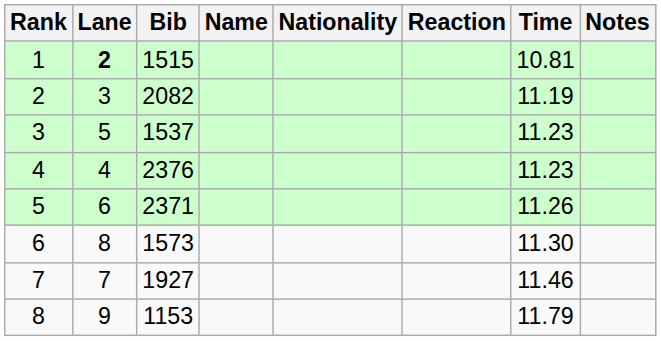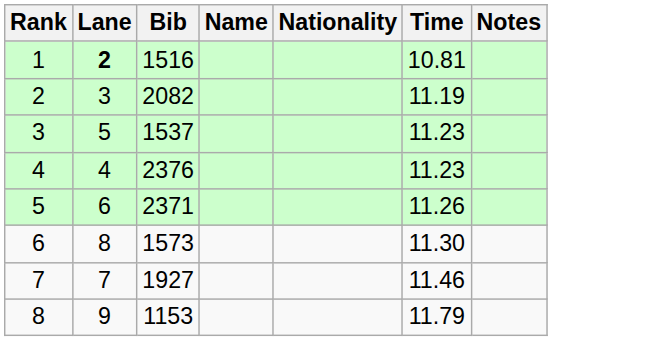- column: (457, 22)
(168, 59) 1515 -> (168, 59) 1516
